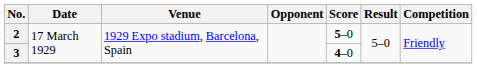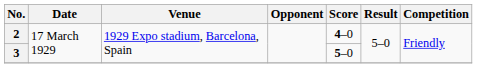(344, 33) 5–0 -> (344, 33) 4–0
(344, 53) 4–0 -> (344, 53) 5–0
